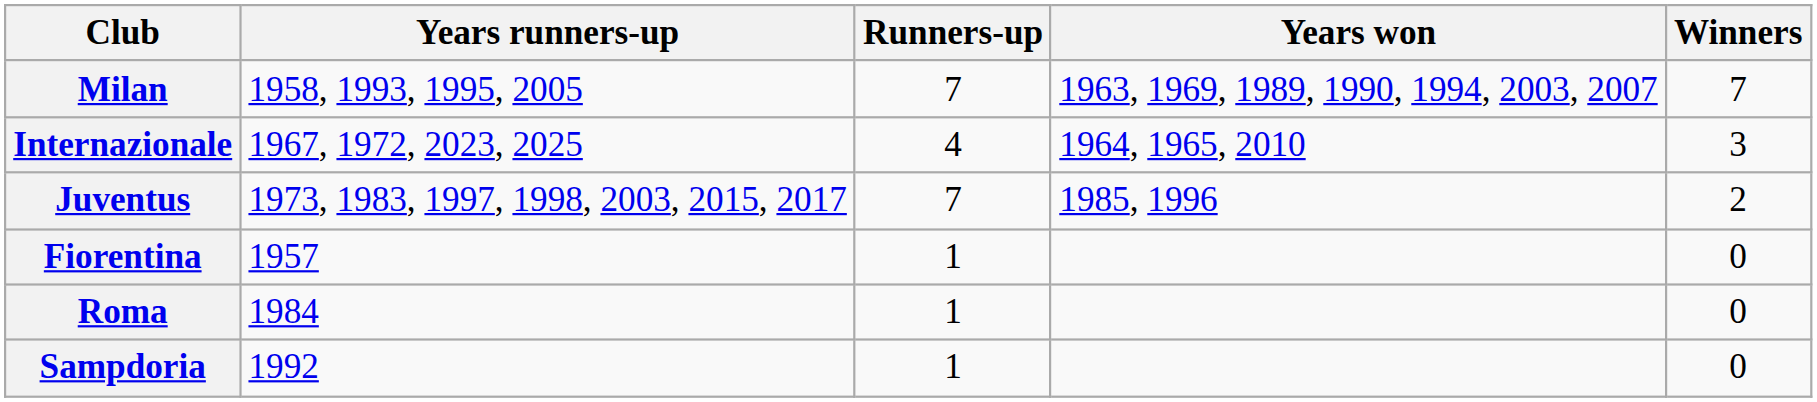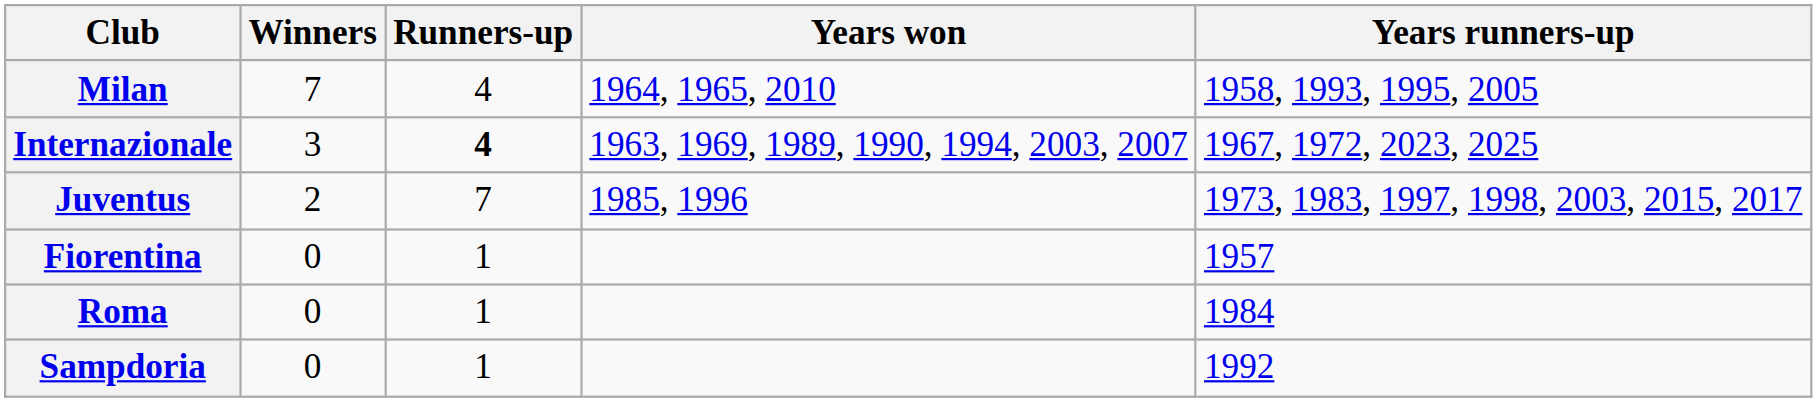columns swapped: (1738, 32) <-> (548, 32)
(953, 88) 7 -> (483, 88) 4
(1358, 88) 1963, 1969, 1989, 1990, 1994, 2003, 2007 -> (713, 88) 1964, 1965, 2010
(953, 144) normal -> (483, 144) bold
(1182, 144) 1964, 1965, 2010 -> (889, 144) 1963, 1969, 1989, 1990, 1994, 2003, 2007
